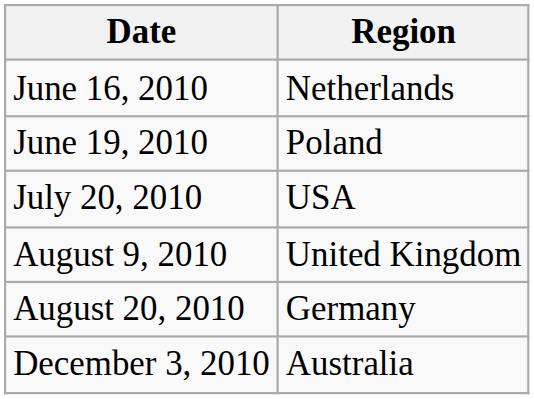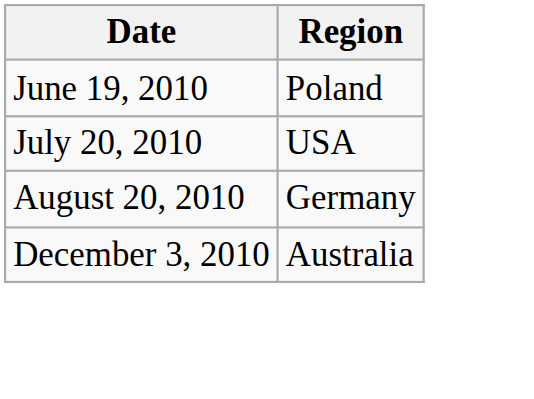- row: (110, 87)
- row: (120, 253)
